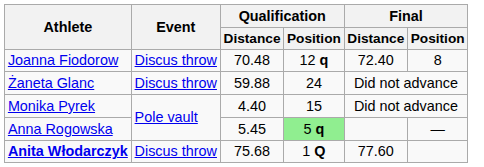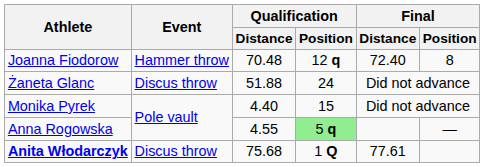(176, 60) Discus throw -> (182, 60) Hammer throw
(252, 83) 59.88 -> (264, 83) 51.88
(252, 129) 5.45 -> (264, 129) 4.55
(376, 151) 77.60 -> (388, 151) 77.61
